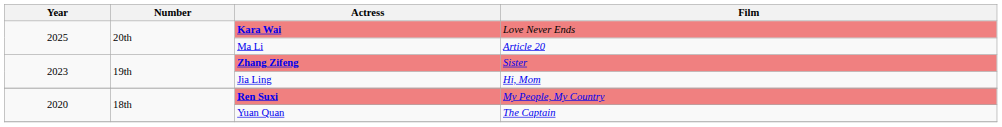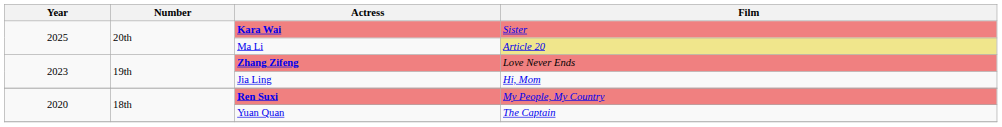(539, 29) Love Never Ends -> (515, 29) Sister
(524, 46) no background -> (524, 46) khaki background
(515, 63) Sister -> (539, 63) Love Never Ends
